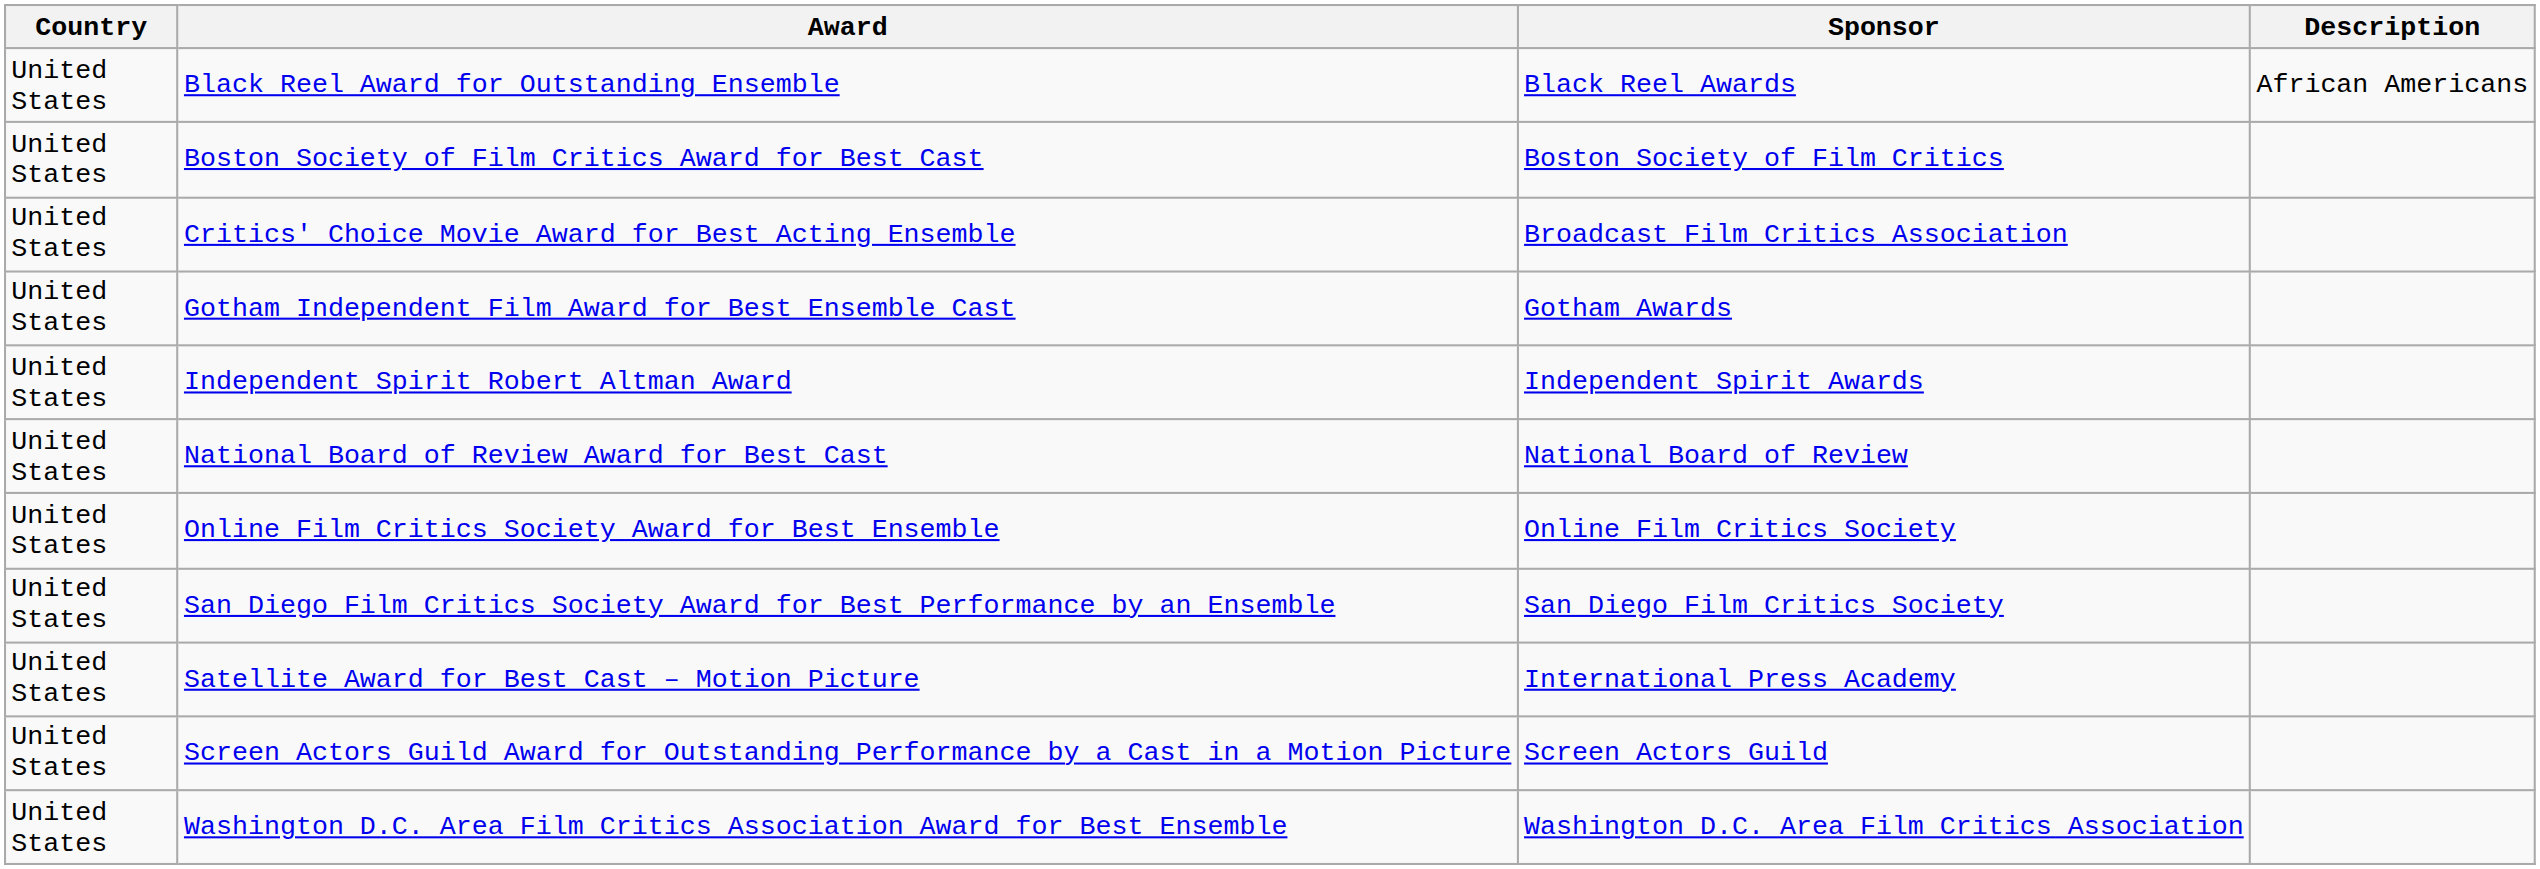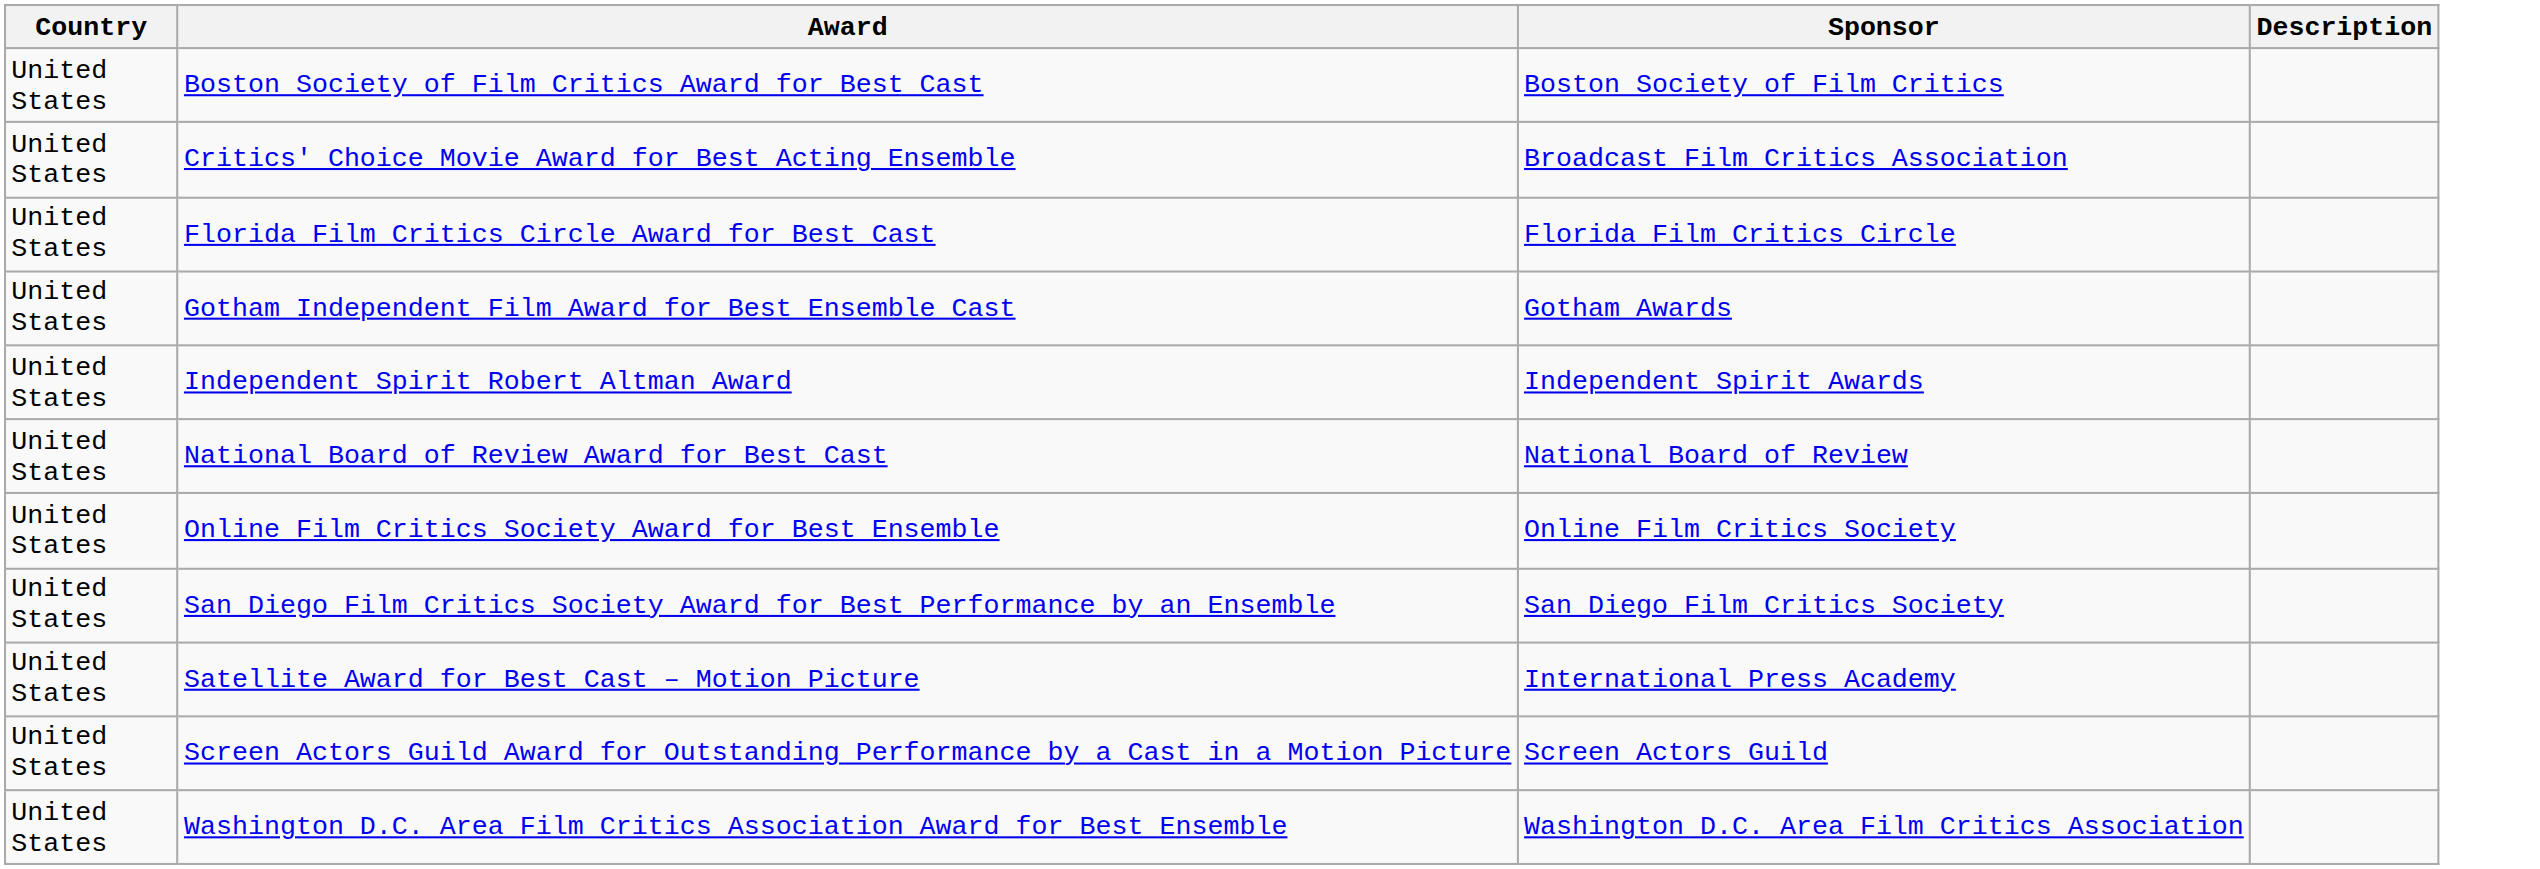- row: (512, 86)
+ row: (560, 234)
